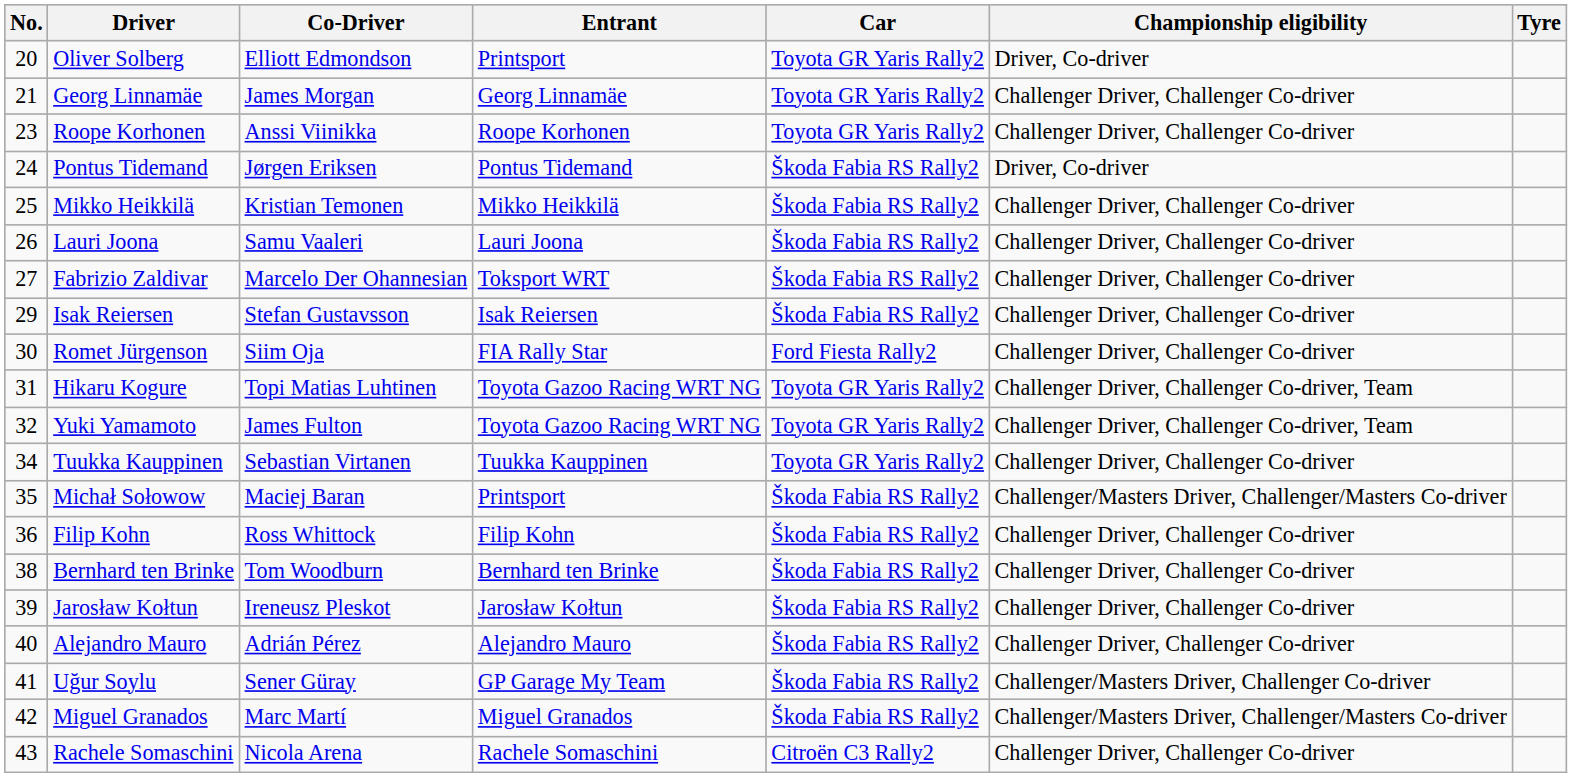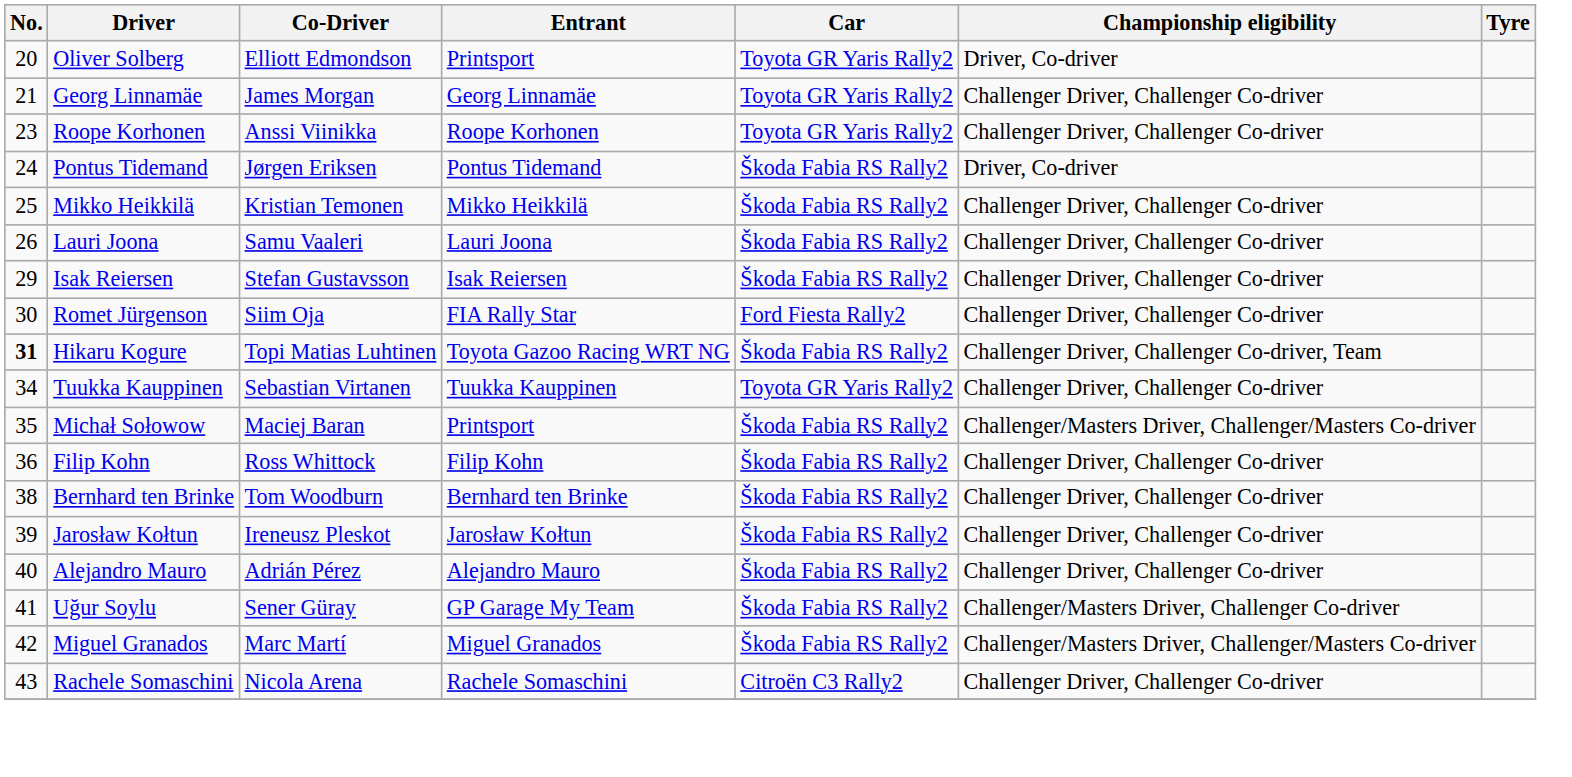- row: (130, 278)
(26, 388) normal -> (26, 351) bold
(878, 388) Toyota GR Yaris Rally2 -> (844, 351) Škoda Fabia RS Rally2
- row: (125, 424)
